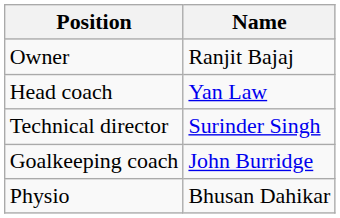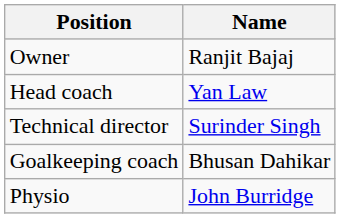(251, 160) John Burridge -> (259, 160) Bhusan Dahikar
(259, 195) Bhusan Dahikar -> (251, 195) John Burridge
